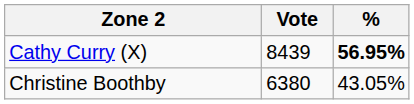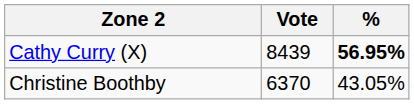(288, 83) 6380 -> (288, 83) 6370
